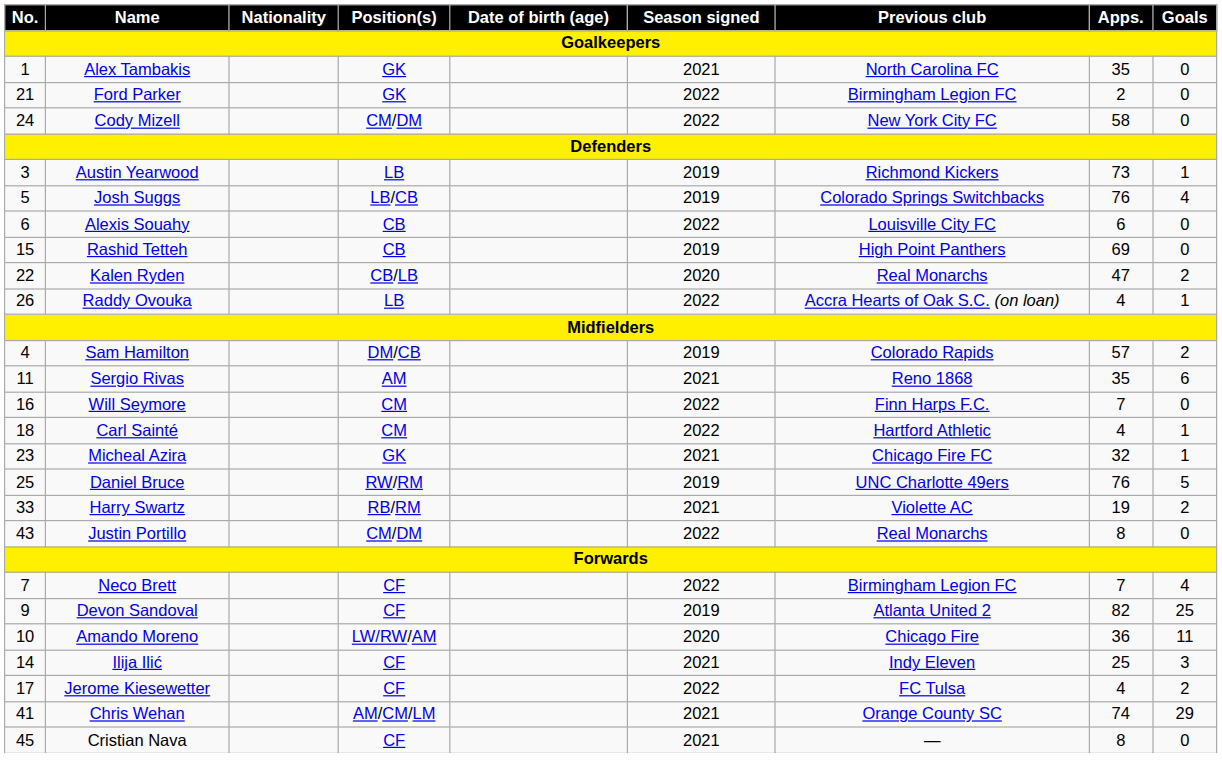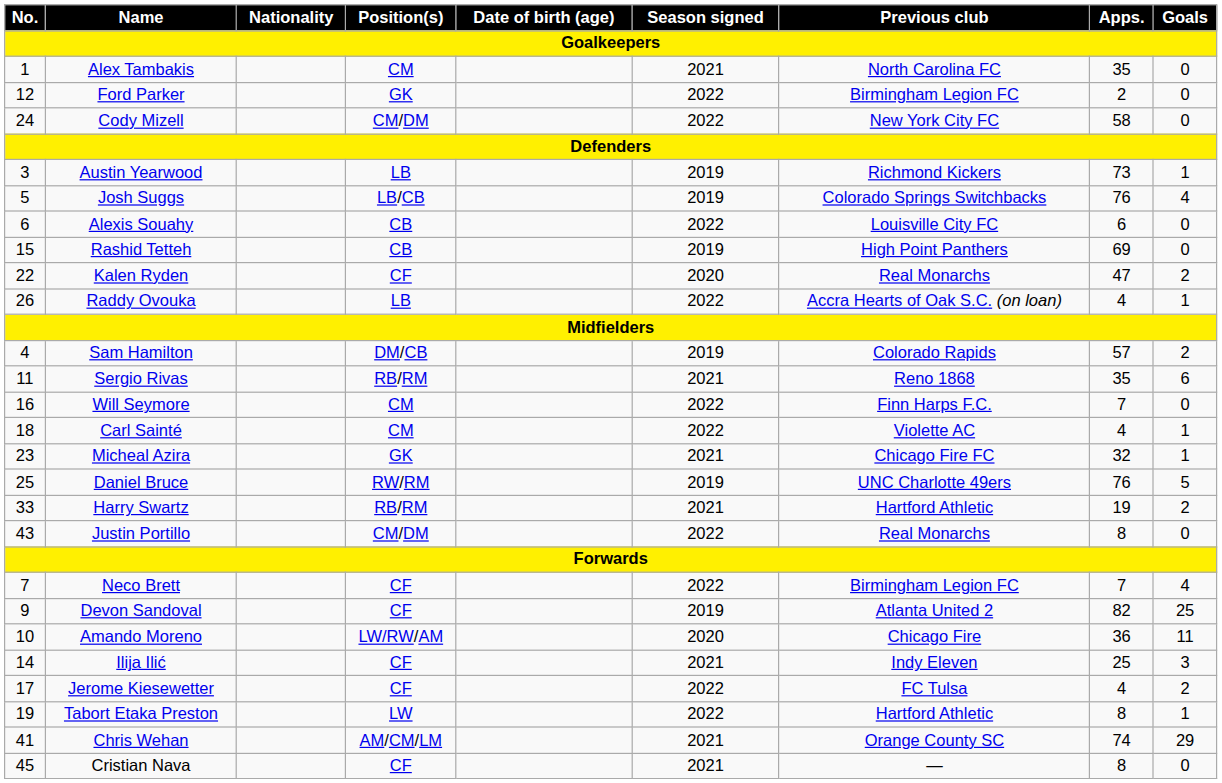(394, 69) GK -> (401, 69) CM
(25, 95) 21 -> (25, 95) 12
(394, 275) CB/LB -> (401, 275) CF
(394, 378) AM -> (401, 378) RB/RM
(932, 430) Hartford Athletic -> (934, 430) Violette AC
(932, 507) Violette AC -> (934, 507) Hartford Athletic
+ row: (141, 714)
